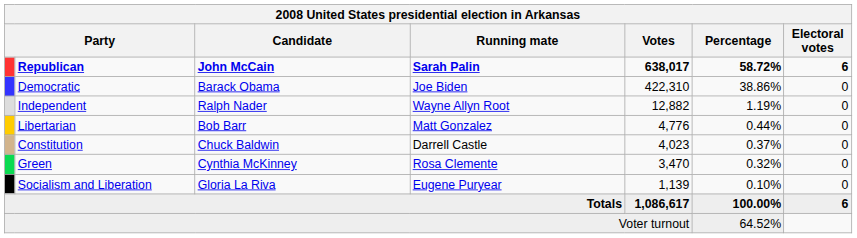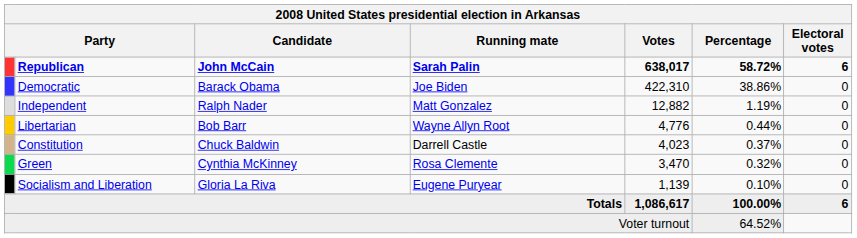(461, 106) Wayne Allyn Root -> (452, 106) Matt Gonzalez
(452, 126) Matt Gonzalez -> (461, 126) Wayne Allyn Root
